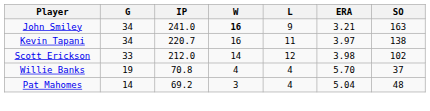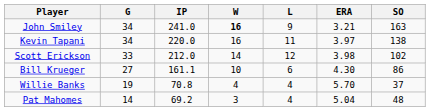(182, 41) 220.7 -> (182, 41) 220.0
+ row: (52, 70)
